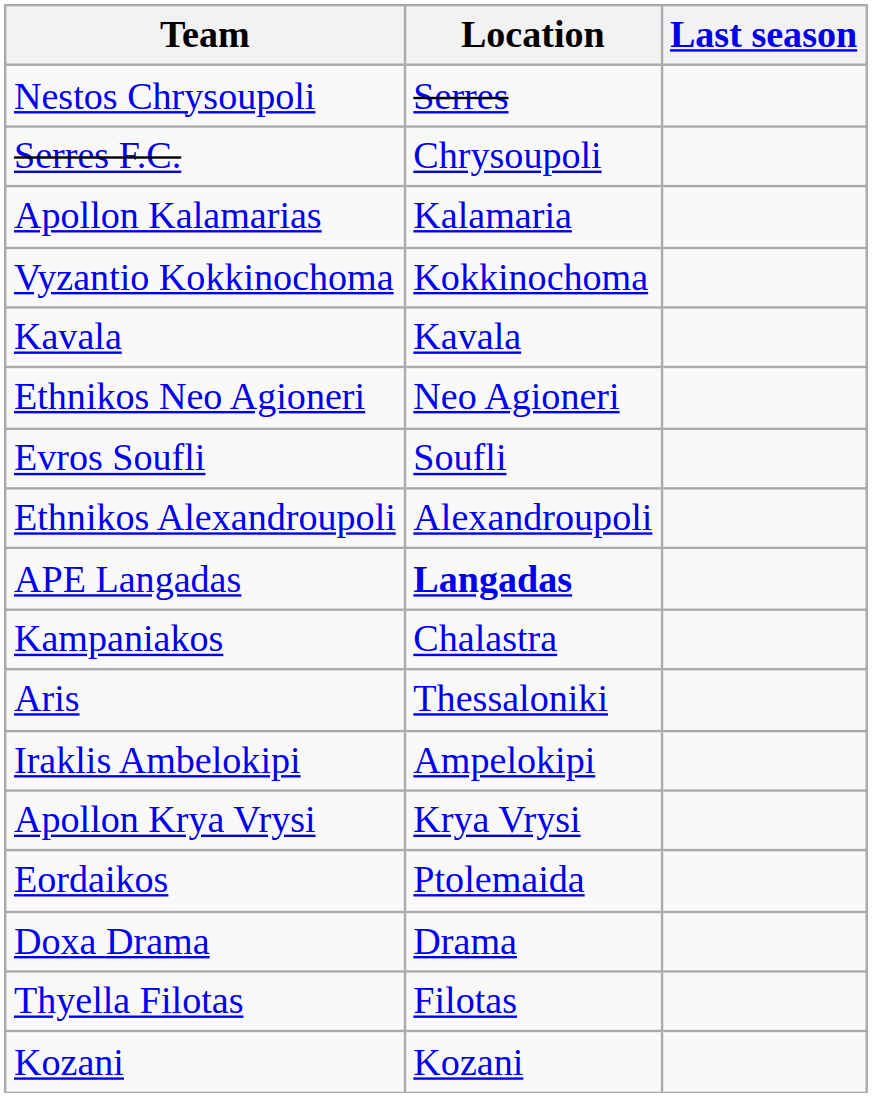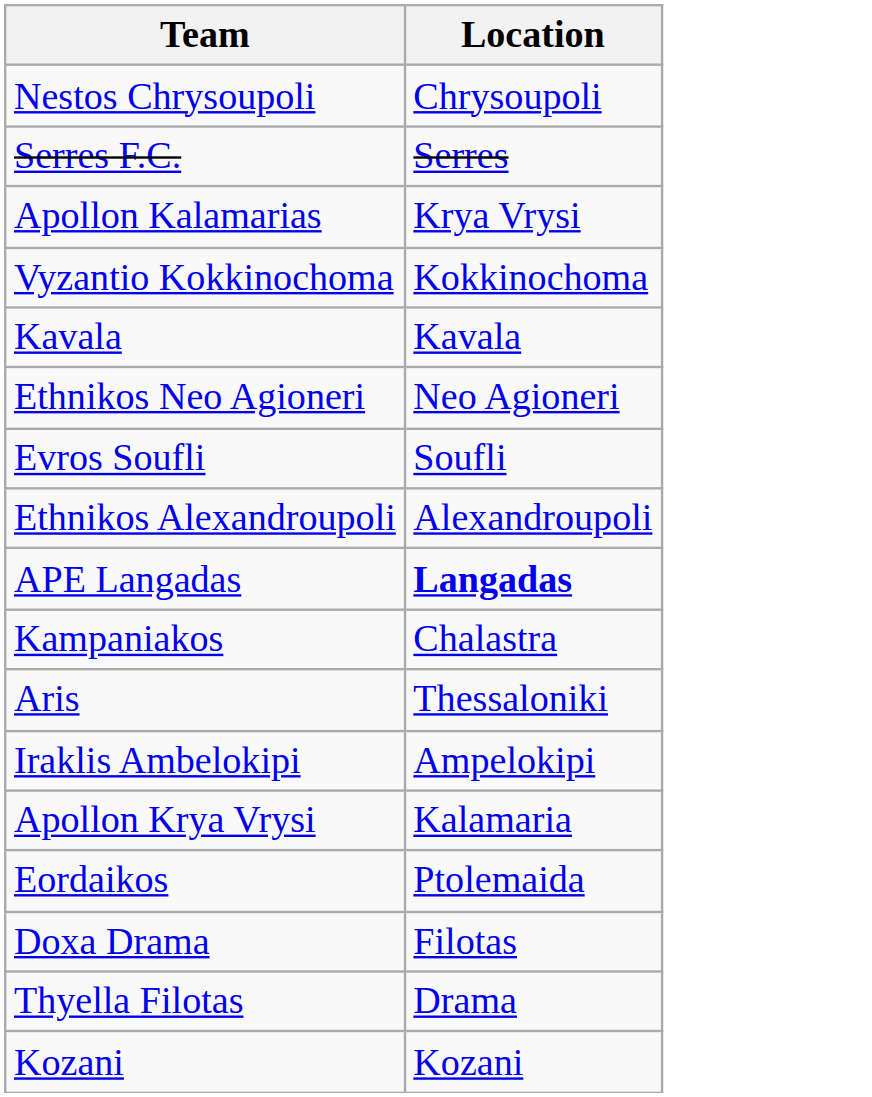- column: (764, 34)
(461, 95) Serres -> (508, 95) Chrysoupoli
(508, 155) Chrysoupoli -> (461, 155) Serres
(493, 215) Kalamaria -> (497, 215) Krya Vrysi
(497, 819) Krya Vrysi -> (493, 819) Kalamaria
(465, 940) Drama -> (465, 940) Filotas
(465, 1000) Filotas -> (465, 1000) Drama
